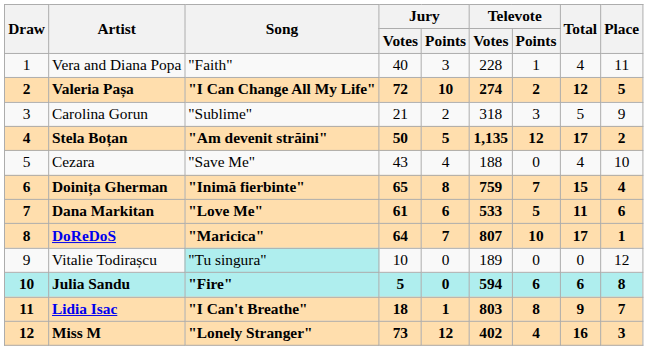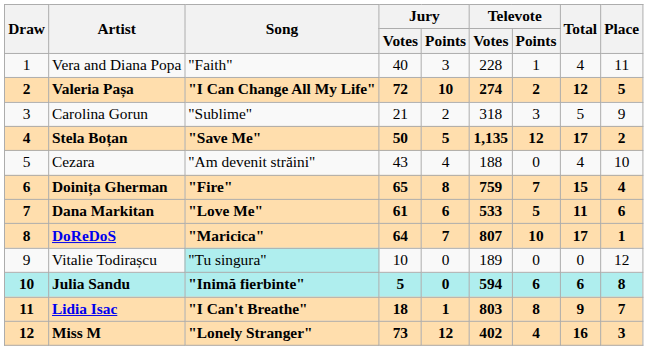(258, 138) "Am devenit străini" -> (225, 138) "Save Me"
(222, 162) "Save Me" -> (252, 162) "Am devenit străini"
(247, 187) "Inimă fierbinte" -> (210, 187) "Fire"
(210, 284) "Fire" -> (247, 284) "Inimă fierbinte"
